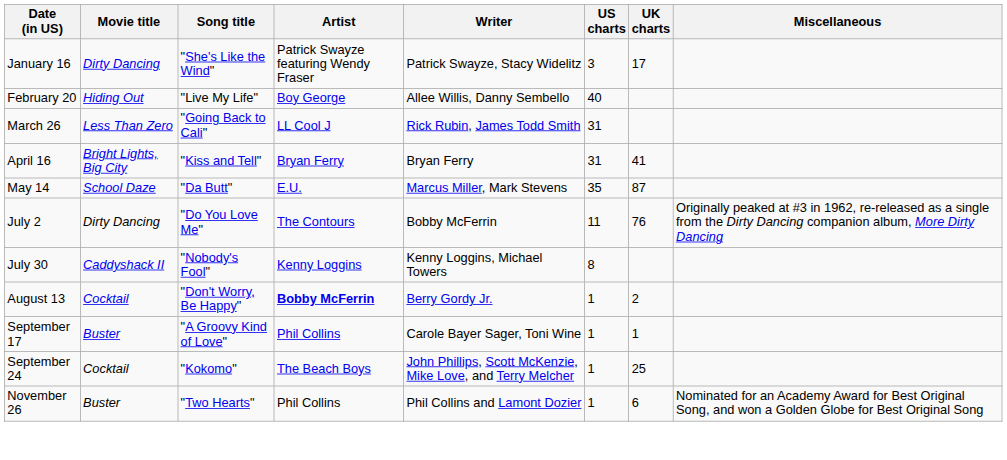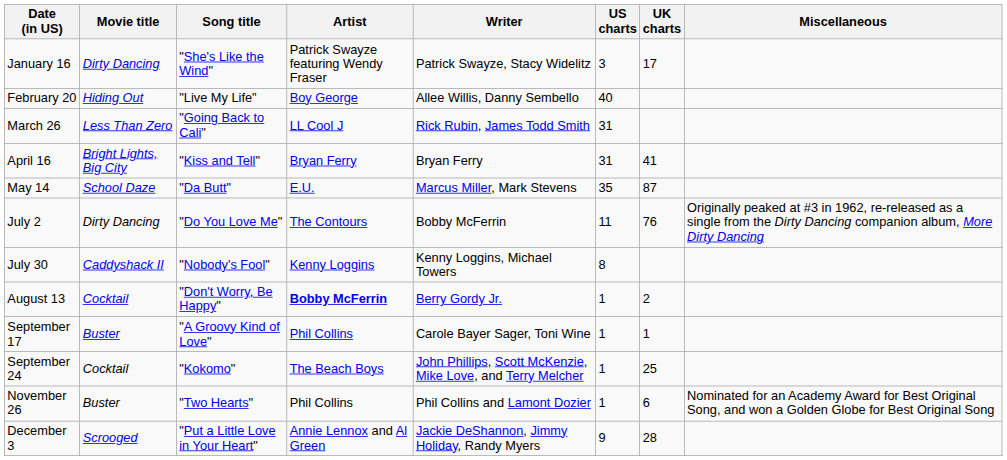+ row: (37, 438)
